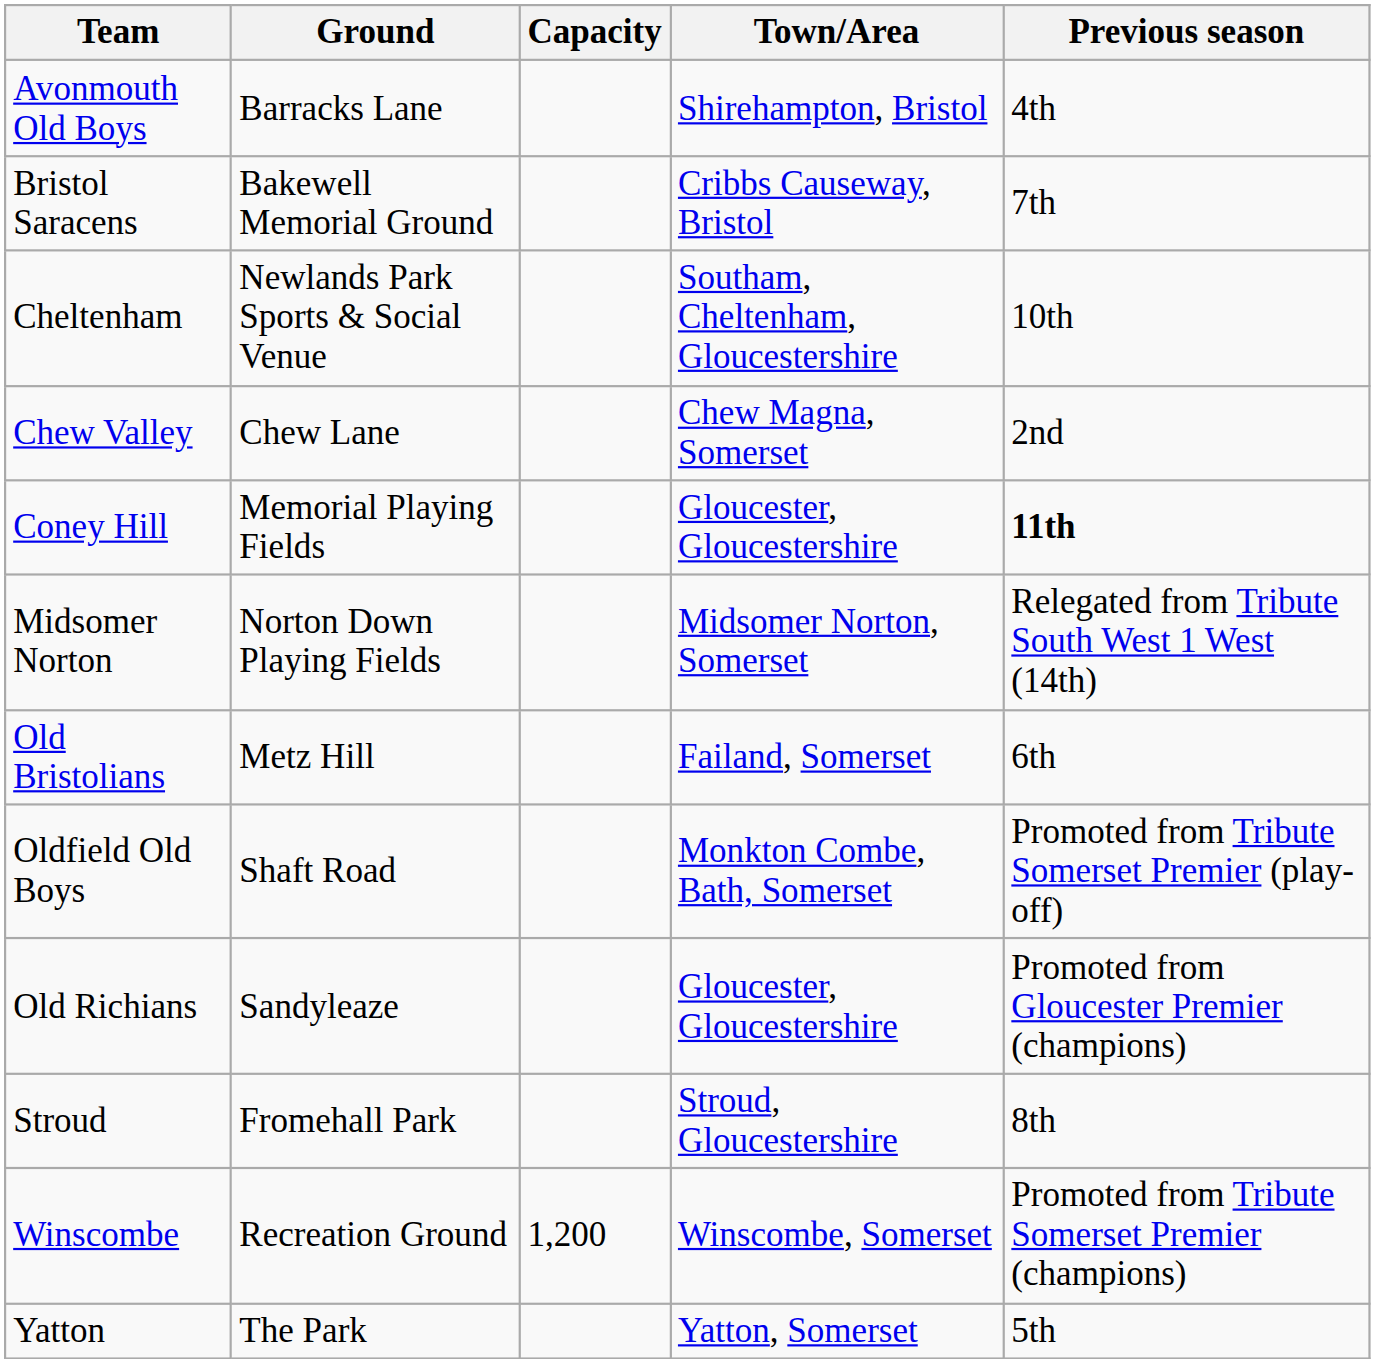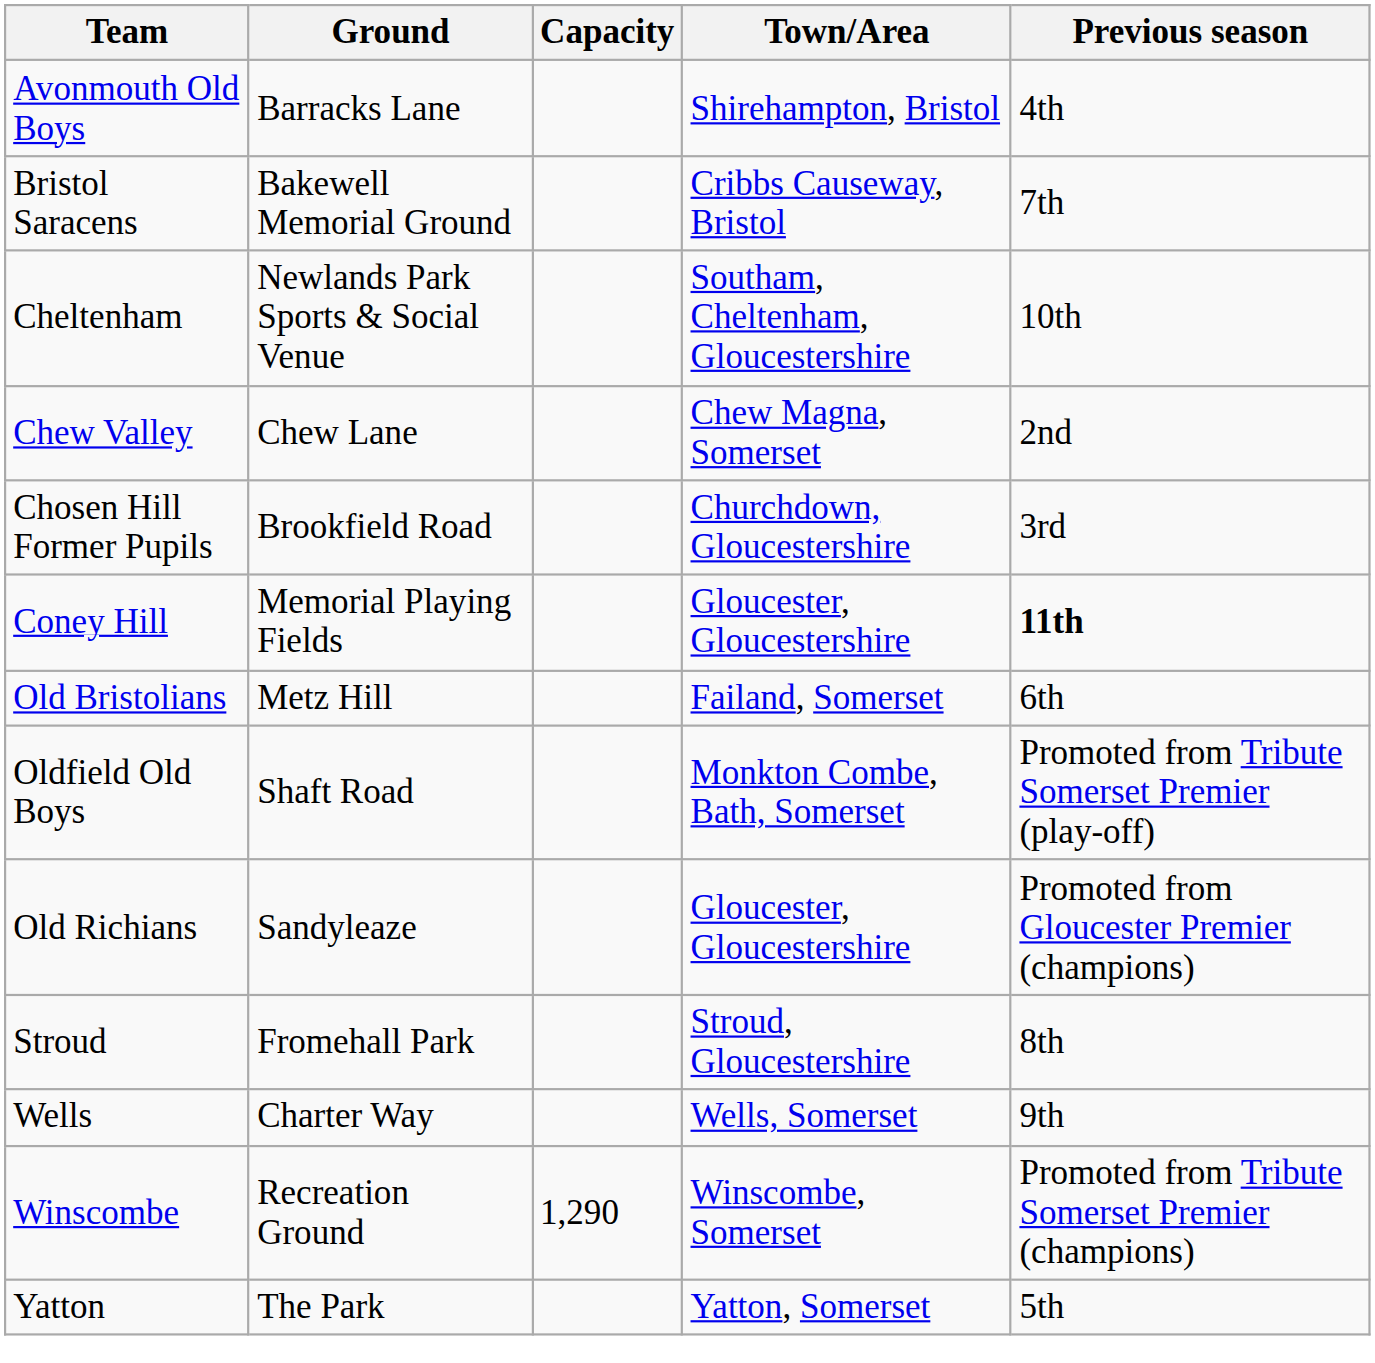+ row: (113, 526)
- row: (85, 641)
+ row: (53, 1116)
(567, 1234) 1,200 -> (579, 1211) 1,290
